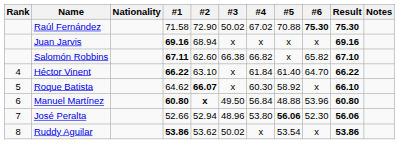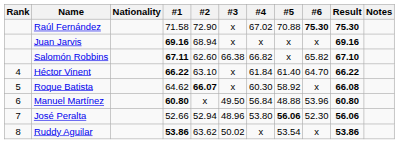(233, 27) 50.02 -> (233, 27) x
(347, 87) 66.10 -> (347, 87) 66.08
(205, 101) bold -> (205, 101) normal
(205, 131) 53.62 -> (205, 131) 63.62
